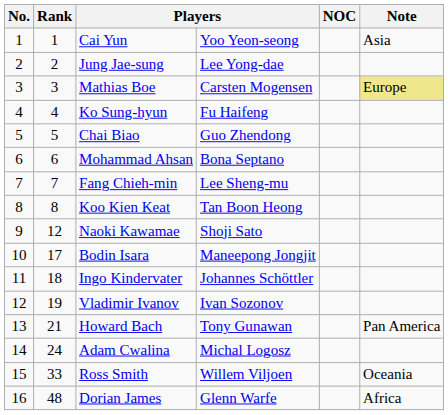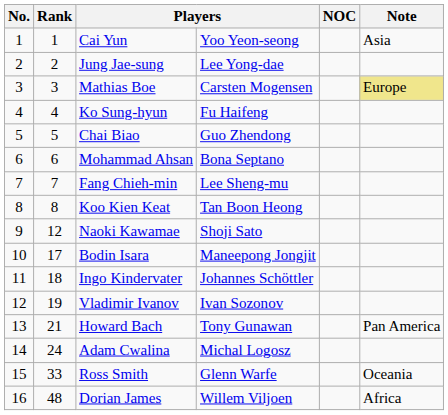(246, 374) Willem Viljoen -> (238, 374) Glenn Warfe
(238, 398) Glenn Warfe -> (246, 398) Willem Viljoen
